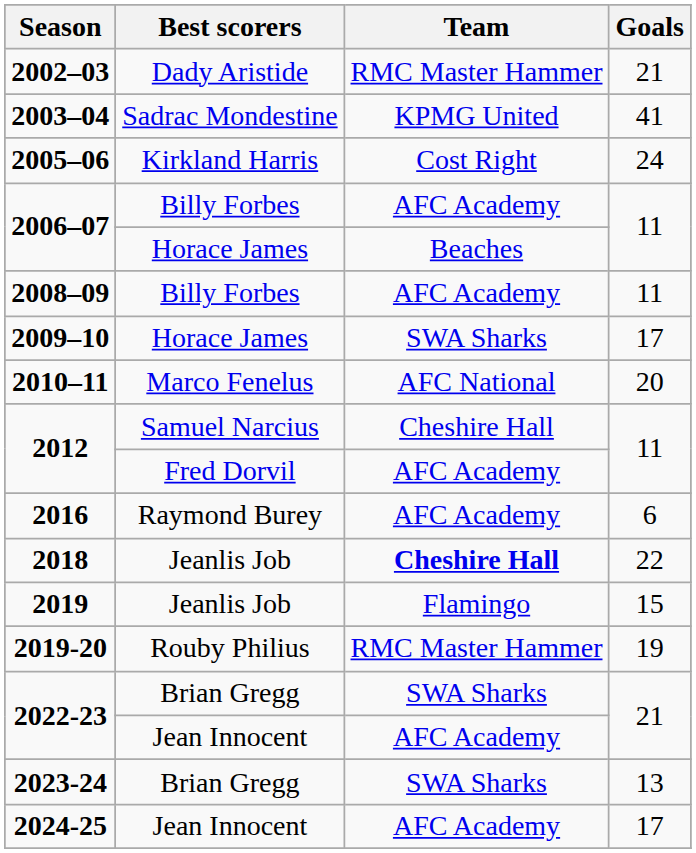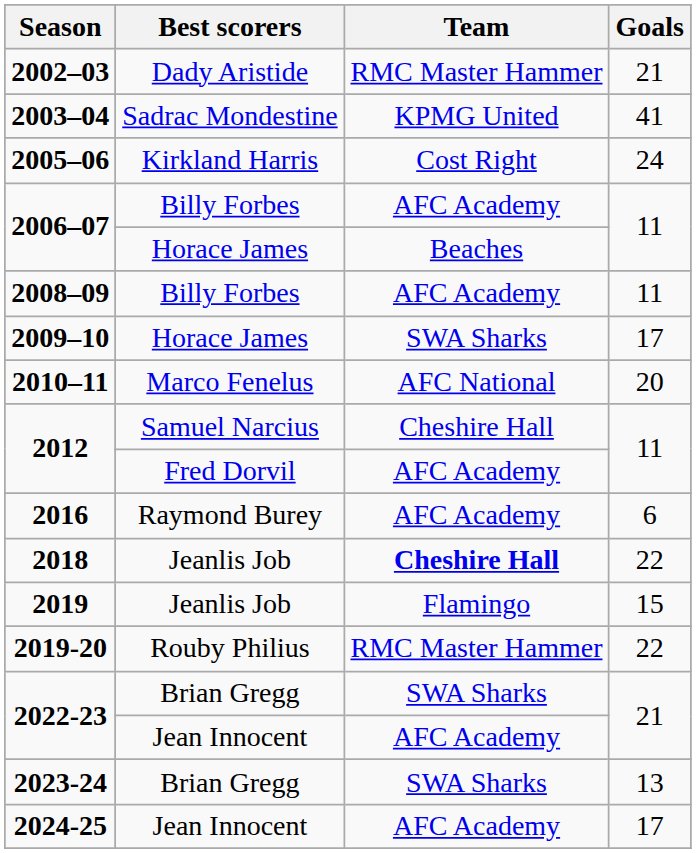(650, 648) 19 -> (650, 648) 22
